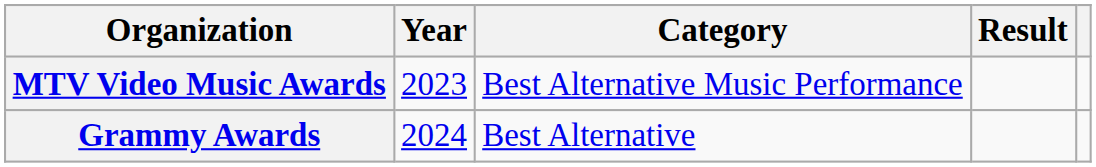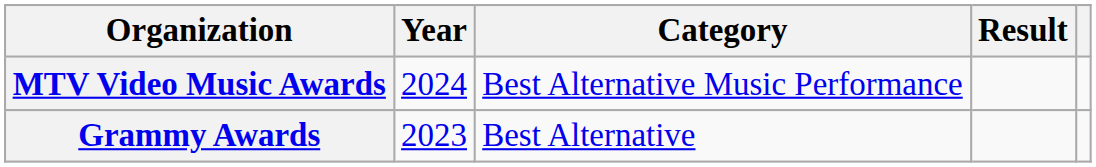(434, 82) 2023 -> (434, 82) 2024
(434, 135) 2024 -> (434, 135) 2023
